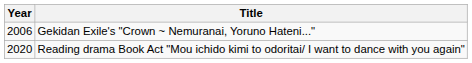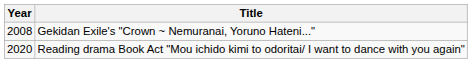(20, 31) 2006 -> (20, 31) 2008
